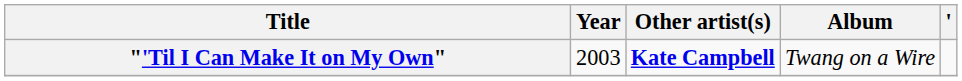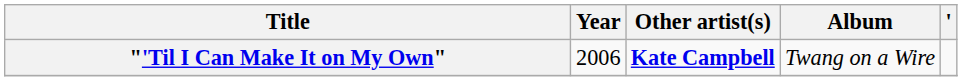(598, 57) 2003 -> (598, 57) 2006
